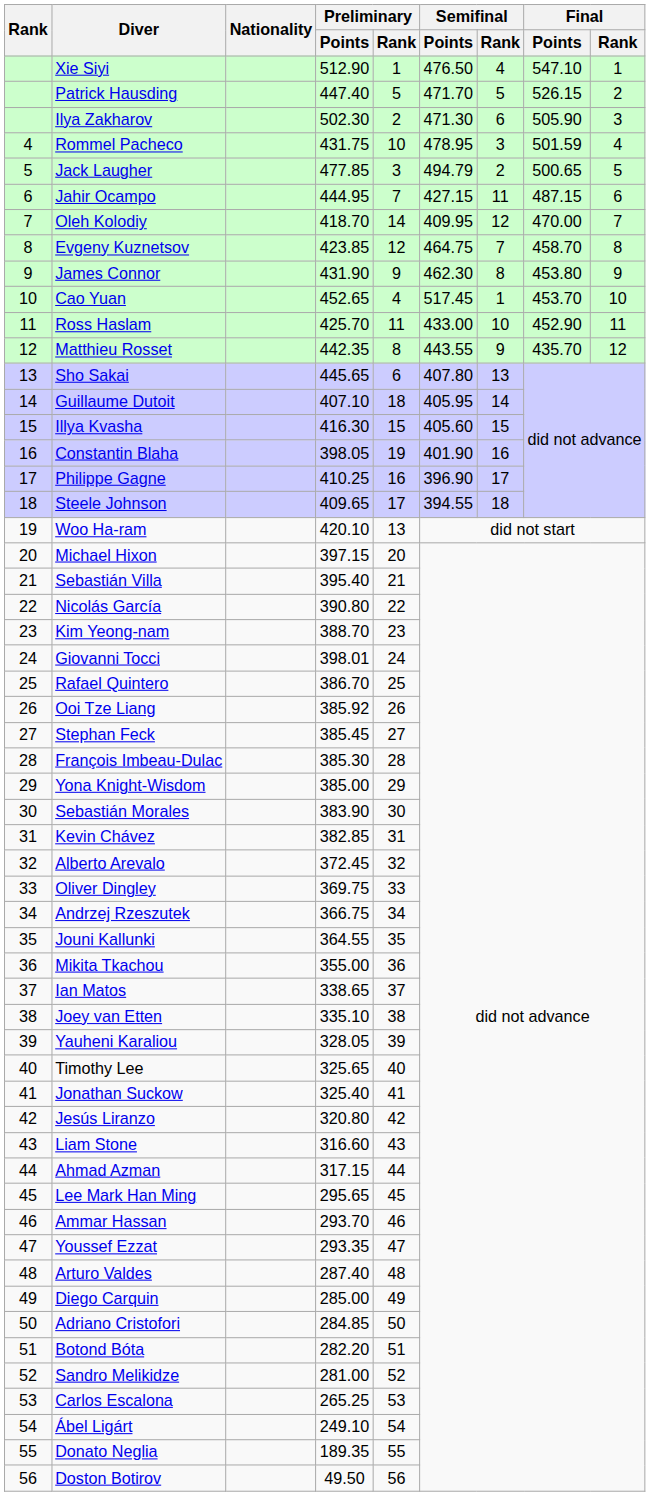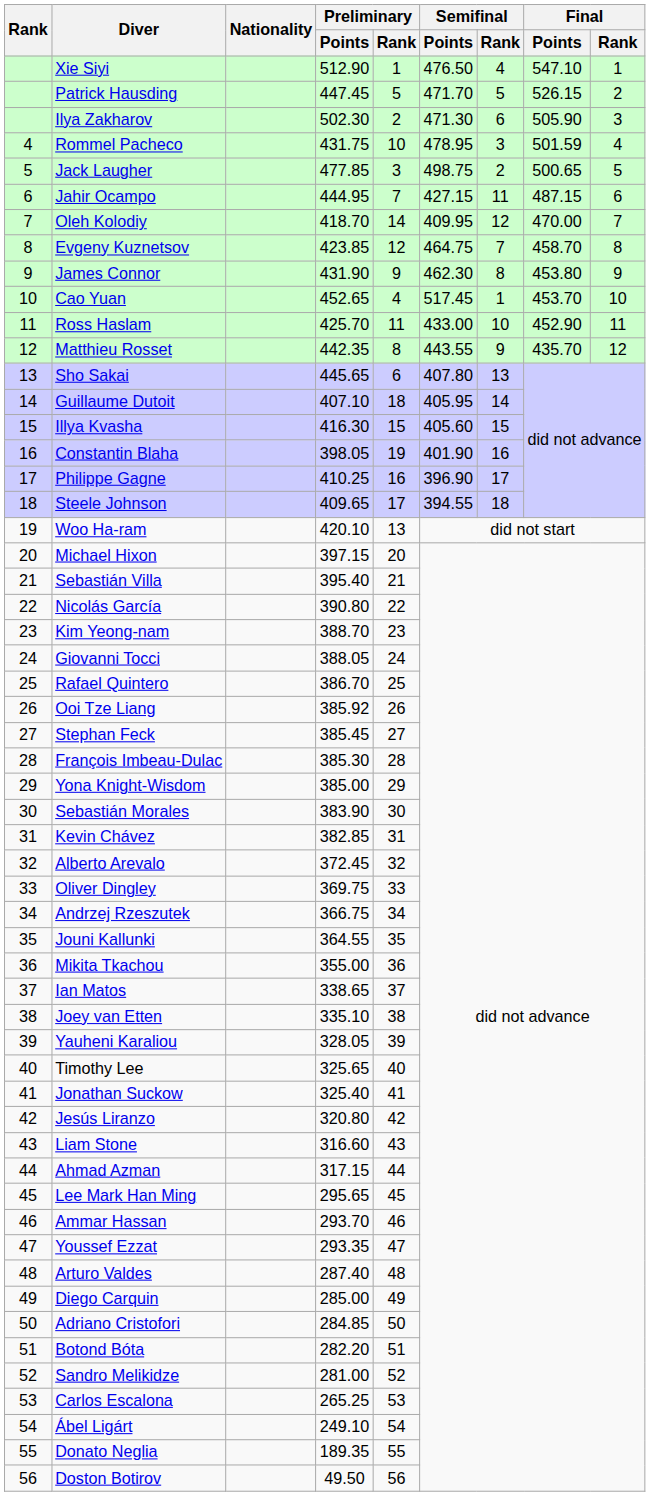(344, 94) 447.40 -> (344, 94) 447.45
(448, 171) 494.79 -> (448, 171) 498.75
(344, 658) 398.01 -> (344, 658) 388.05
